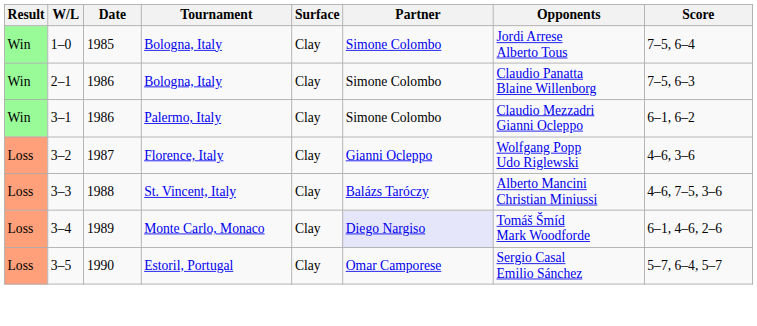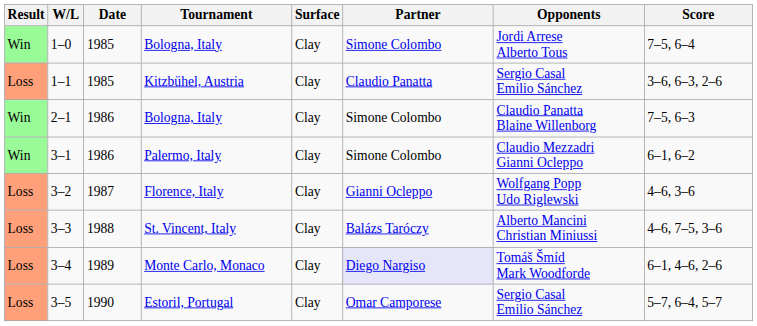+ row: (61, 81)
